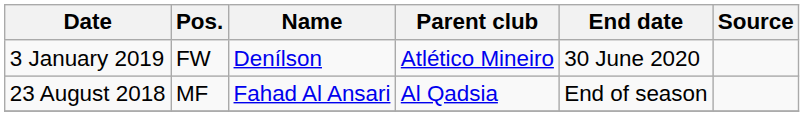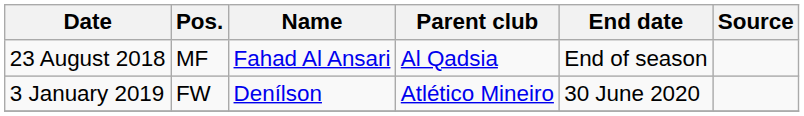rows swapped: (88, 93) <-> (87, 57)
